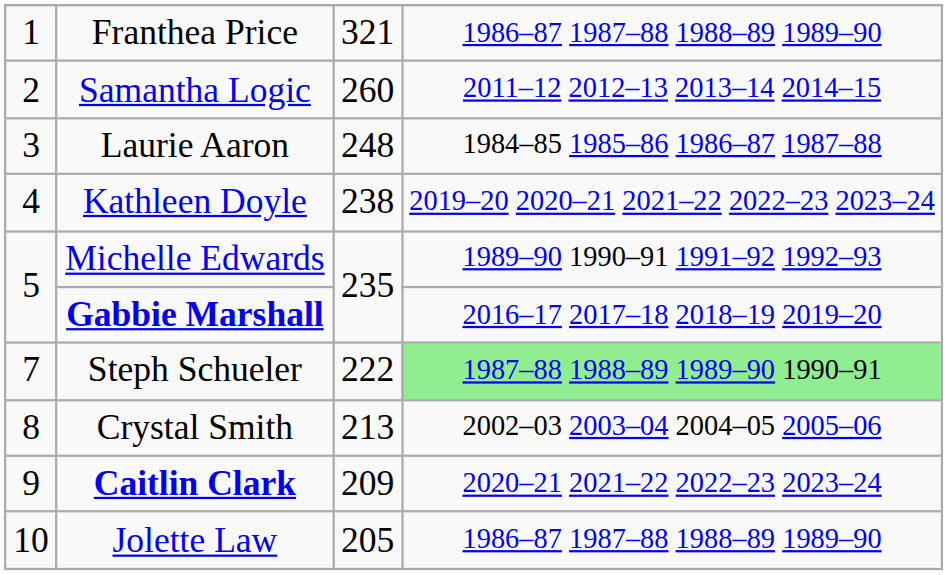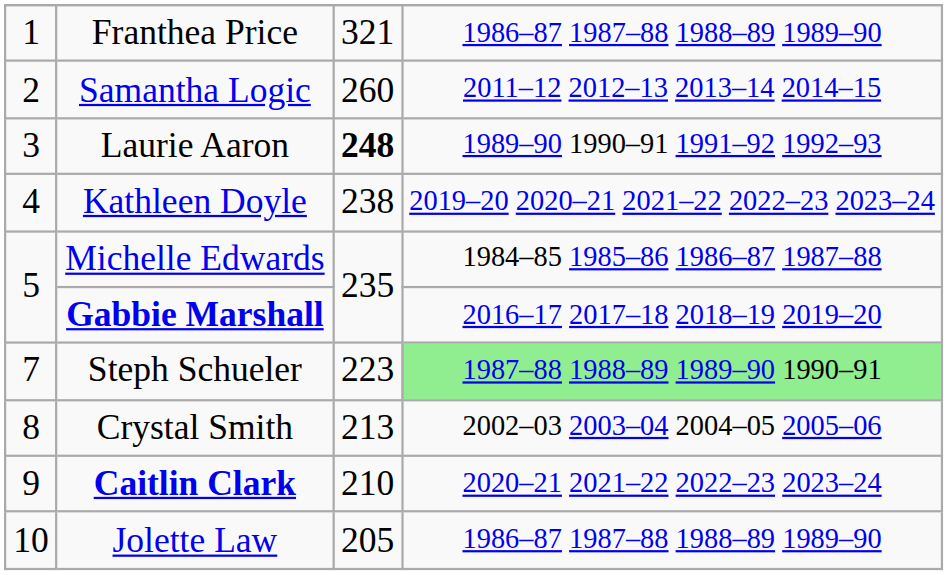(368, 145) normal -> (368, 145) bold
(672, 145) 1984–85 1985–86 1986–87 1987–88 -> (672, 145) 1989–90 1990–91 1991–92 1992–93
(672, 257) 1989–90 1990–91 1991–92 1992–93 -> (672, 257) 1984–85 1985–86 1986–87 1987–88
(368, 370) 222 -> (368, 370) 223
(368, 483) 209 -> (368, 483) 210
